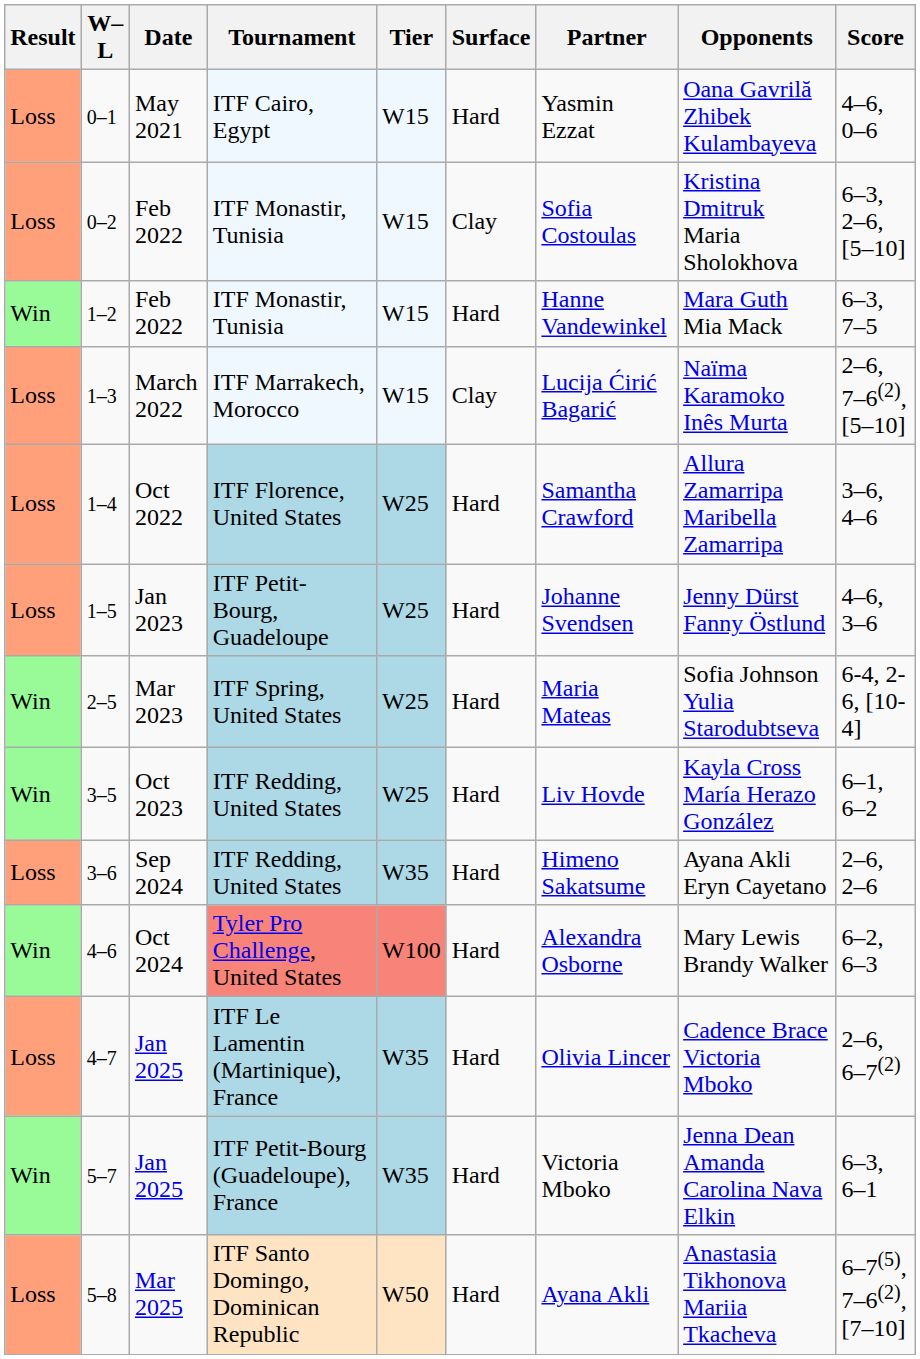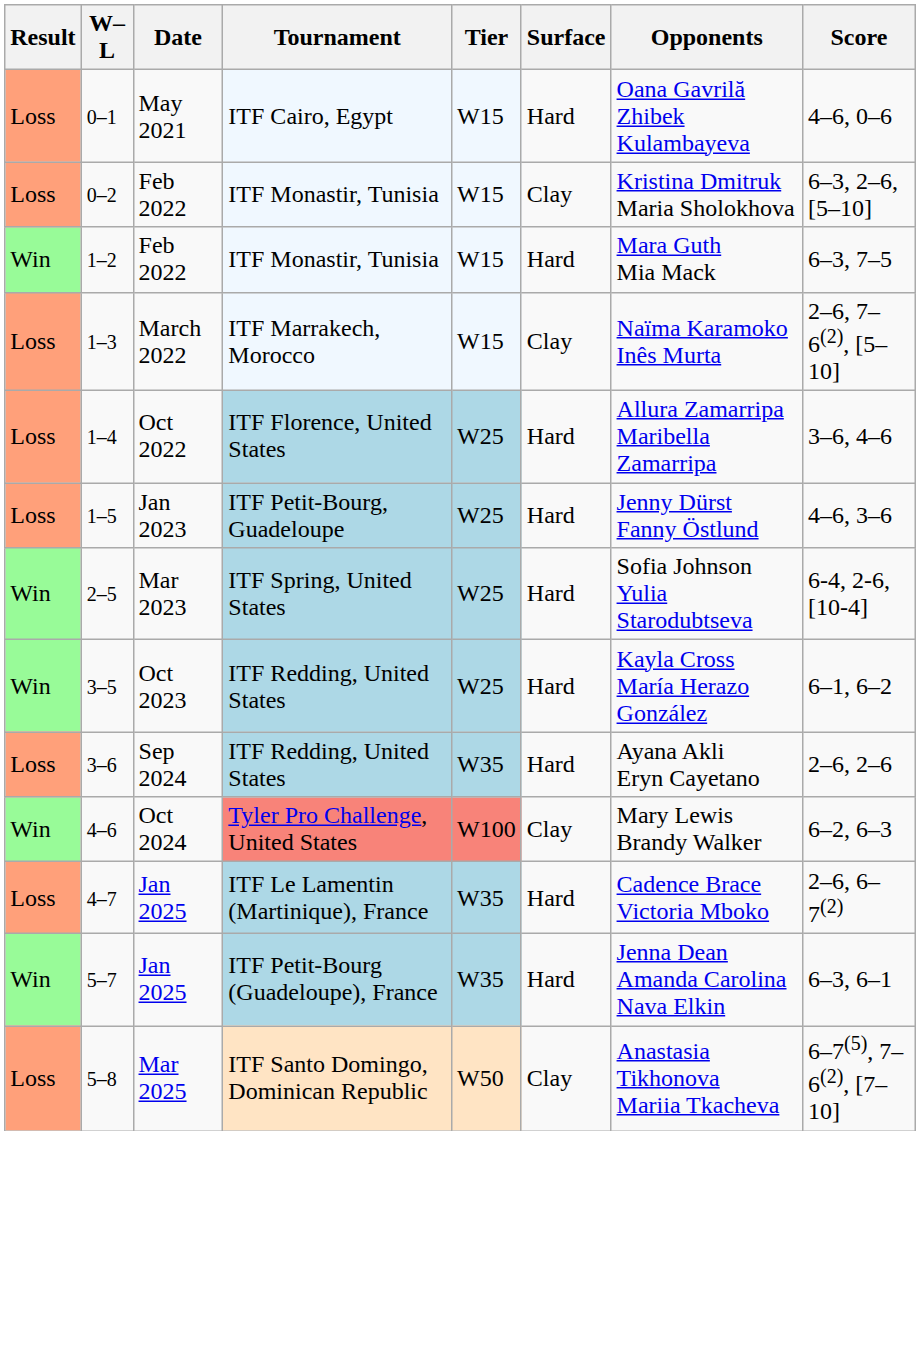- column: (607, 37)
(476, 950) Hard -> (550, 829) Clay
(476, 1294) Hard -> (550, 1077) Clay
